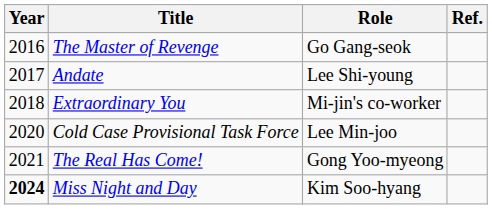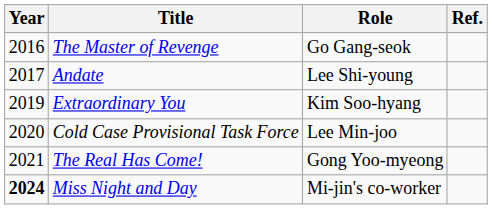(27, 103) 2018 -> (27, 103) 2019
(374, 103) Mi-jin's co-worker -> (364, 103) Kim Soo-hyang
(364, 189) Kim Soo-hyang -> (374, 189) Mi-jin's co-worker
